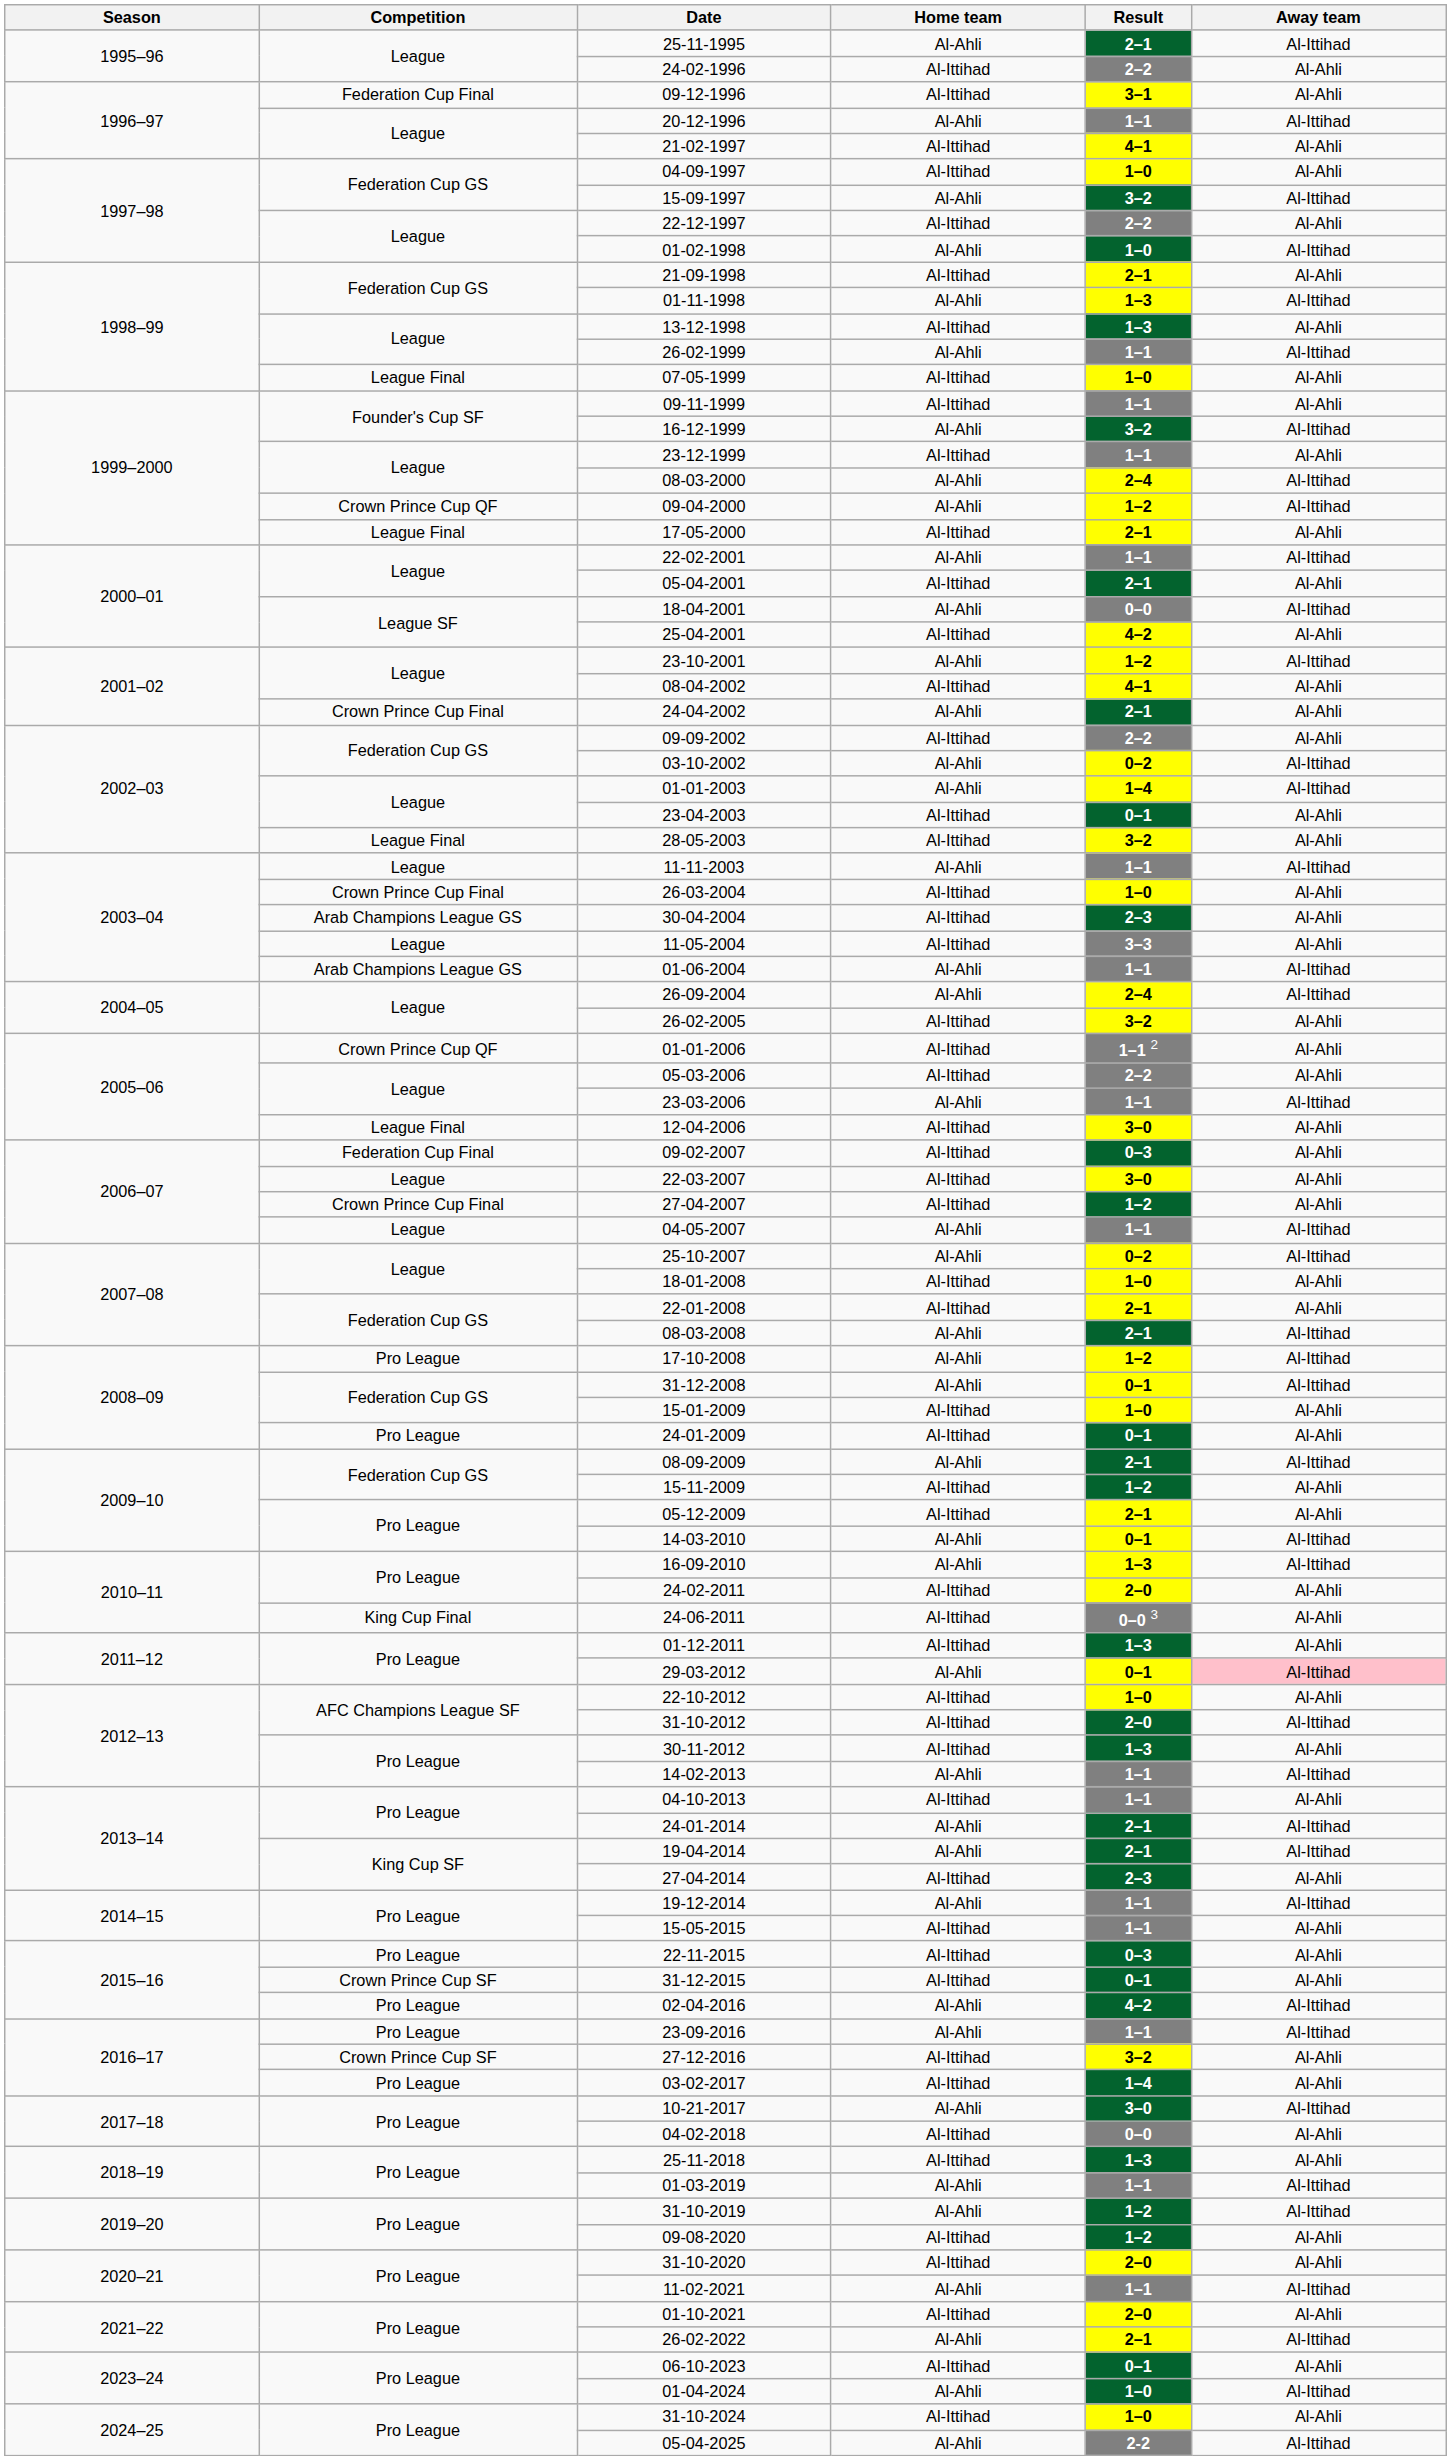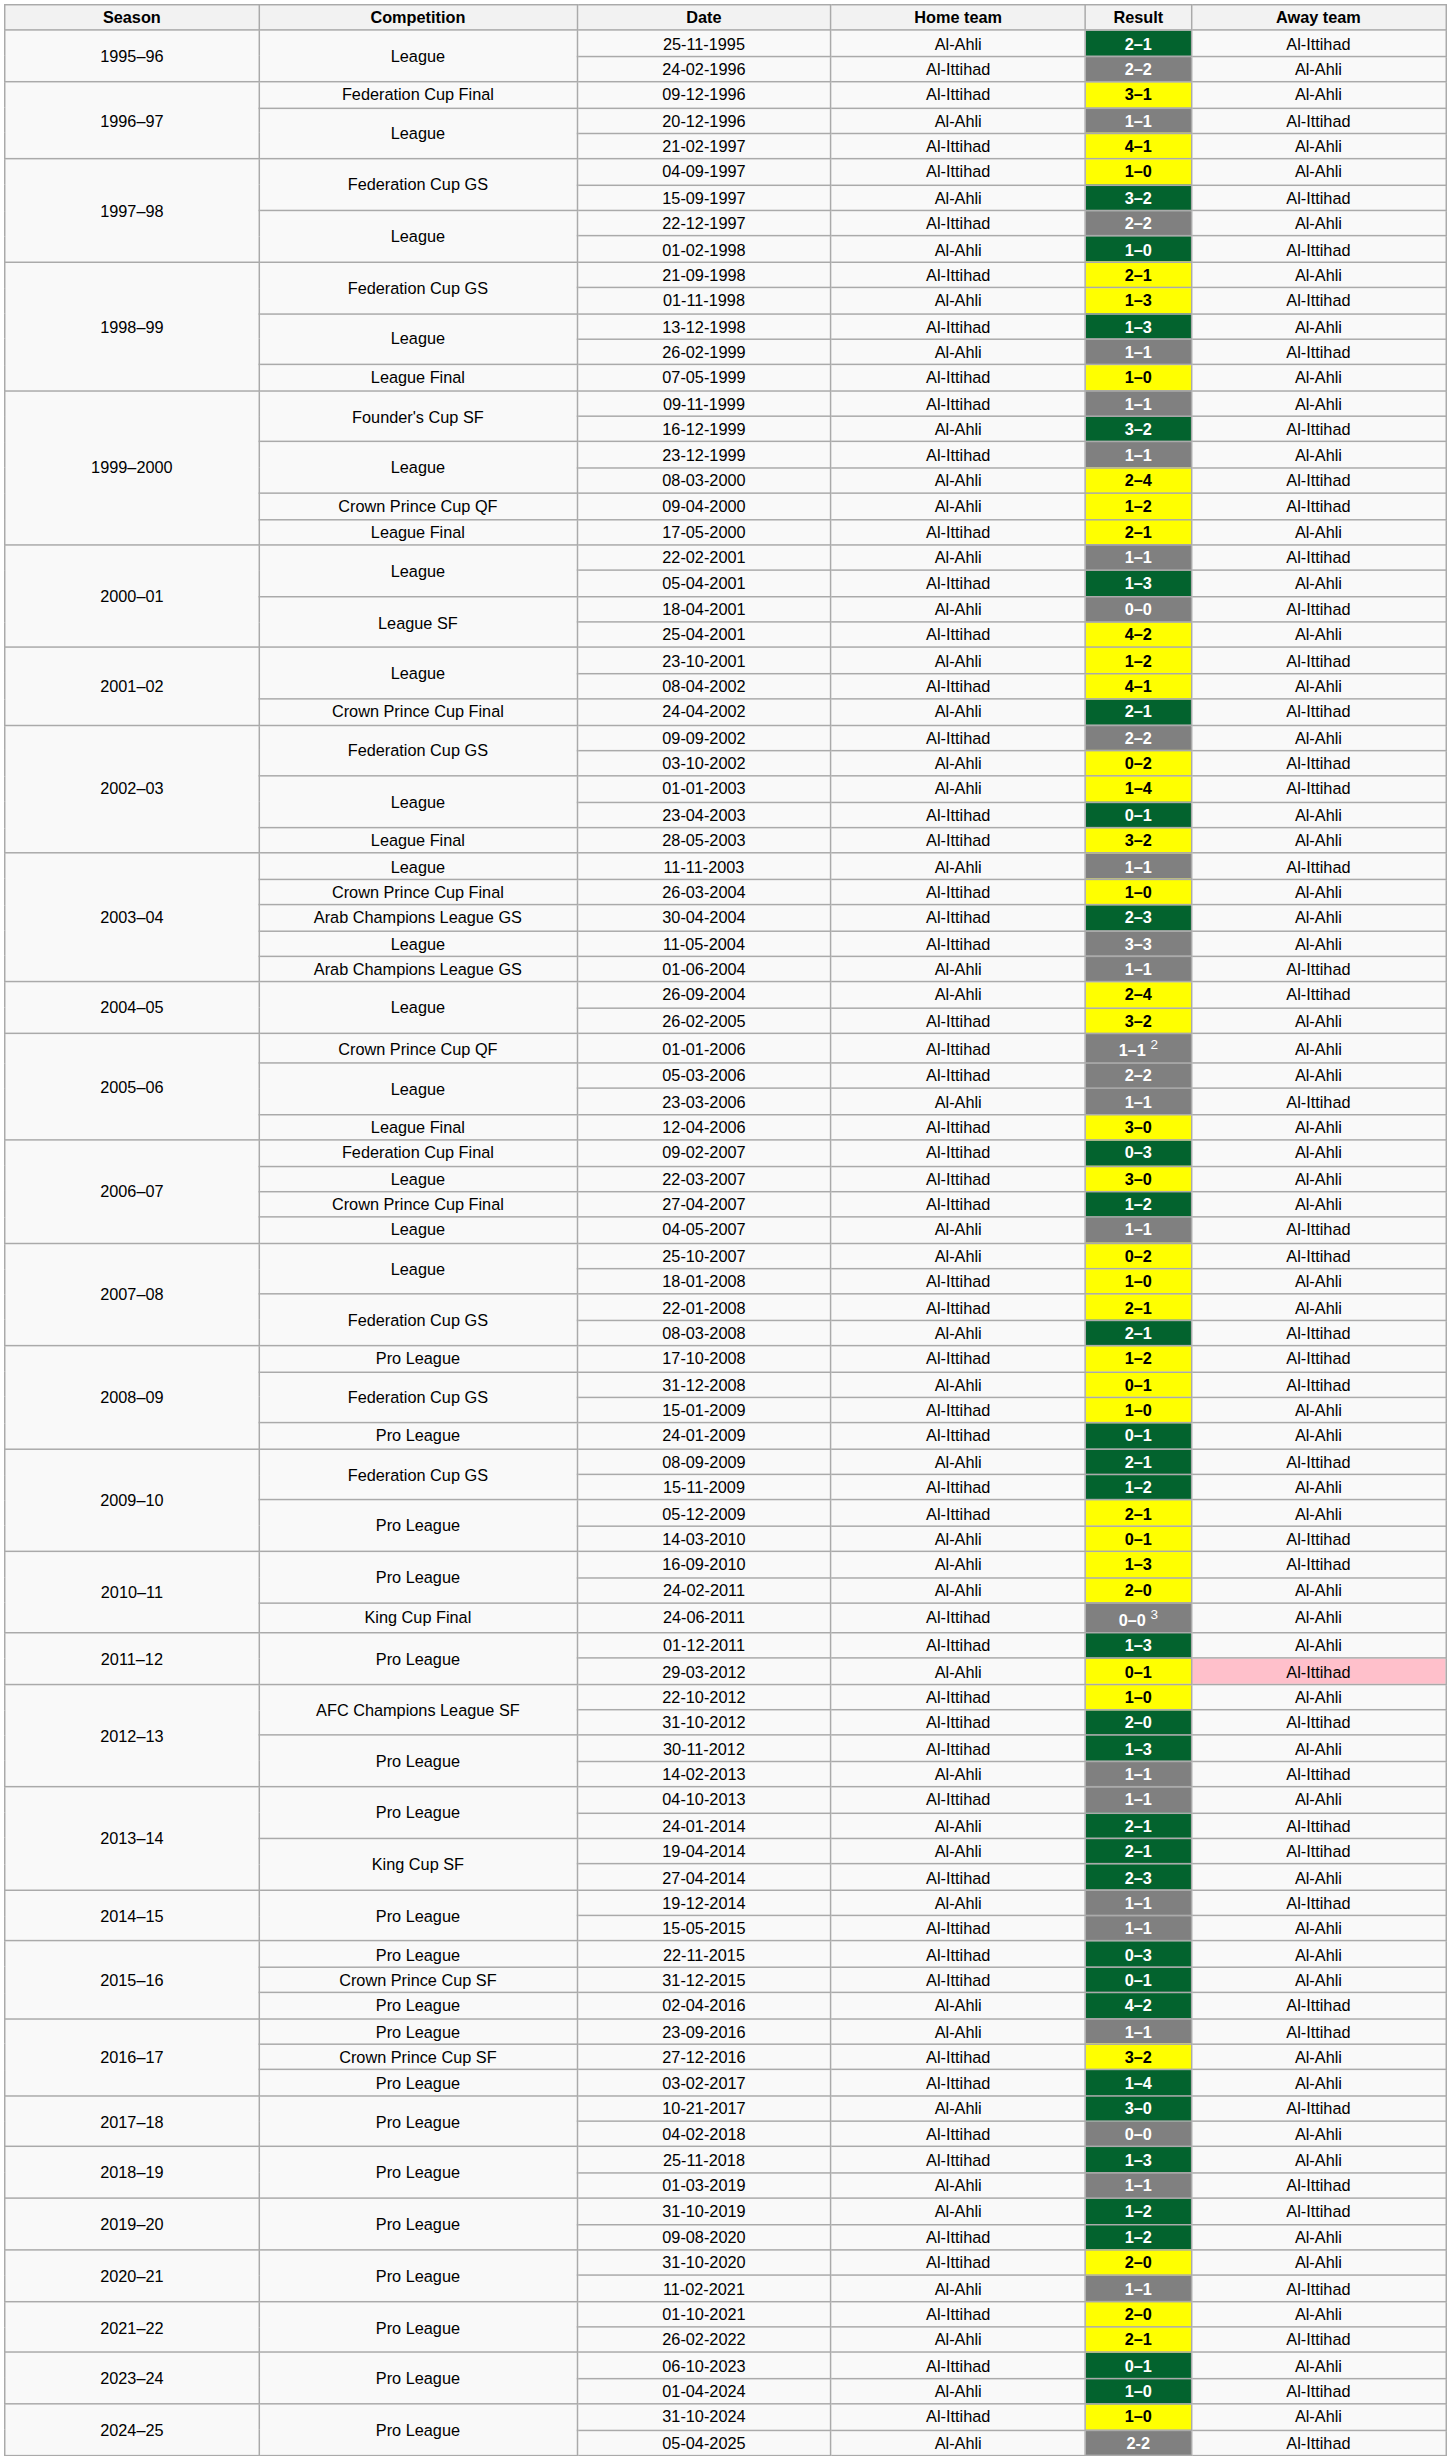(1138, 583) 2–1 -> (1138, 583) 1–3
(1318, 712) Al-Ahli -> (1318, 712) Al-Ittihad
(958, 1359) Al-Ahli -> (958, 1359) Al-Ittihad
(958, 1590) Al-Ittihad -> (958, 1590) Al-Ahli
